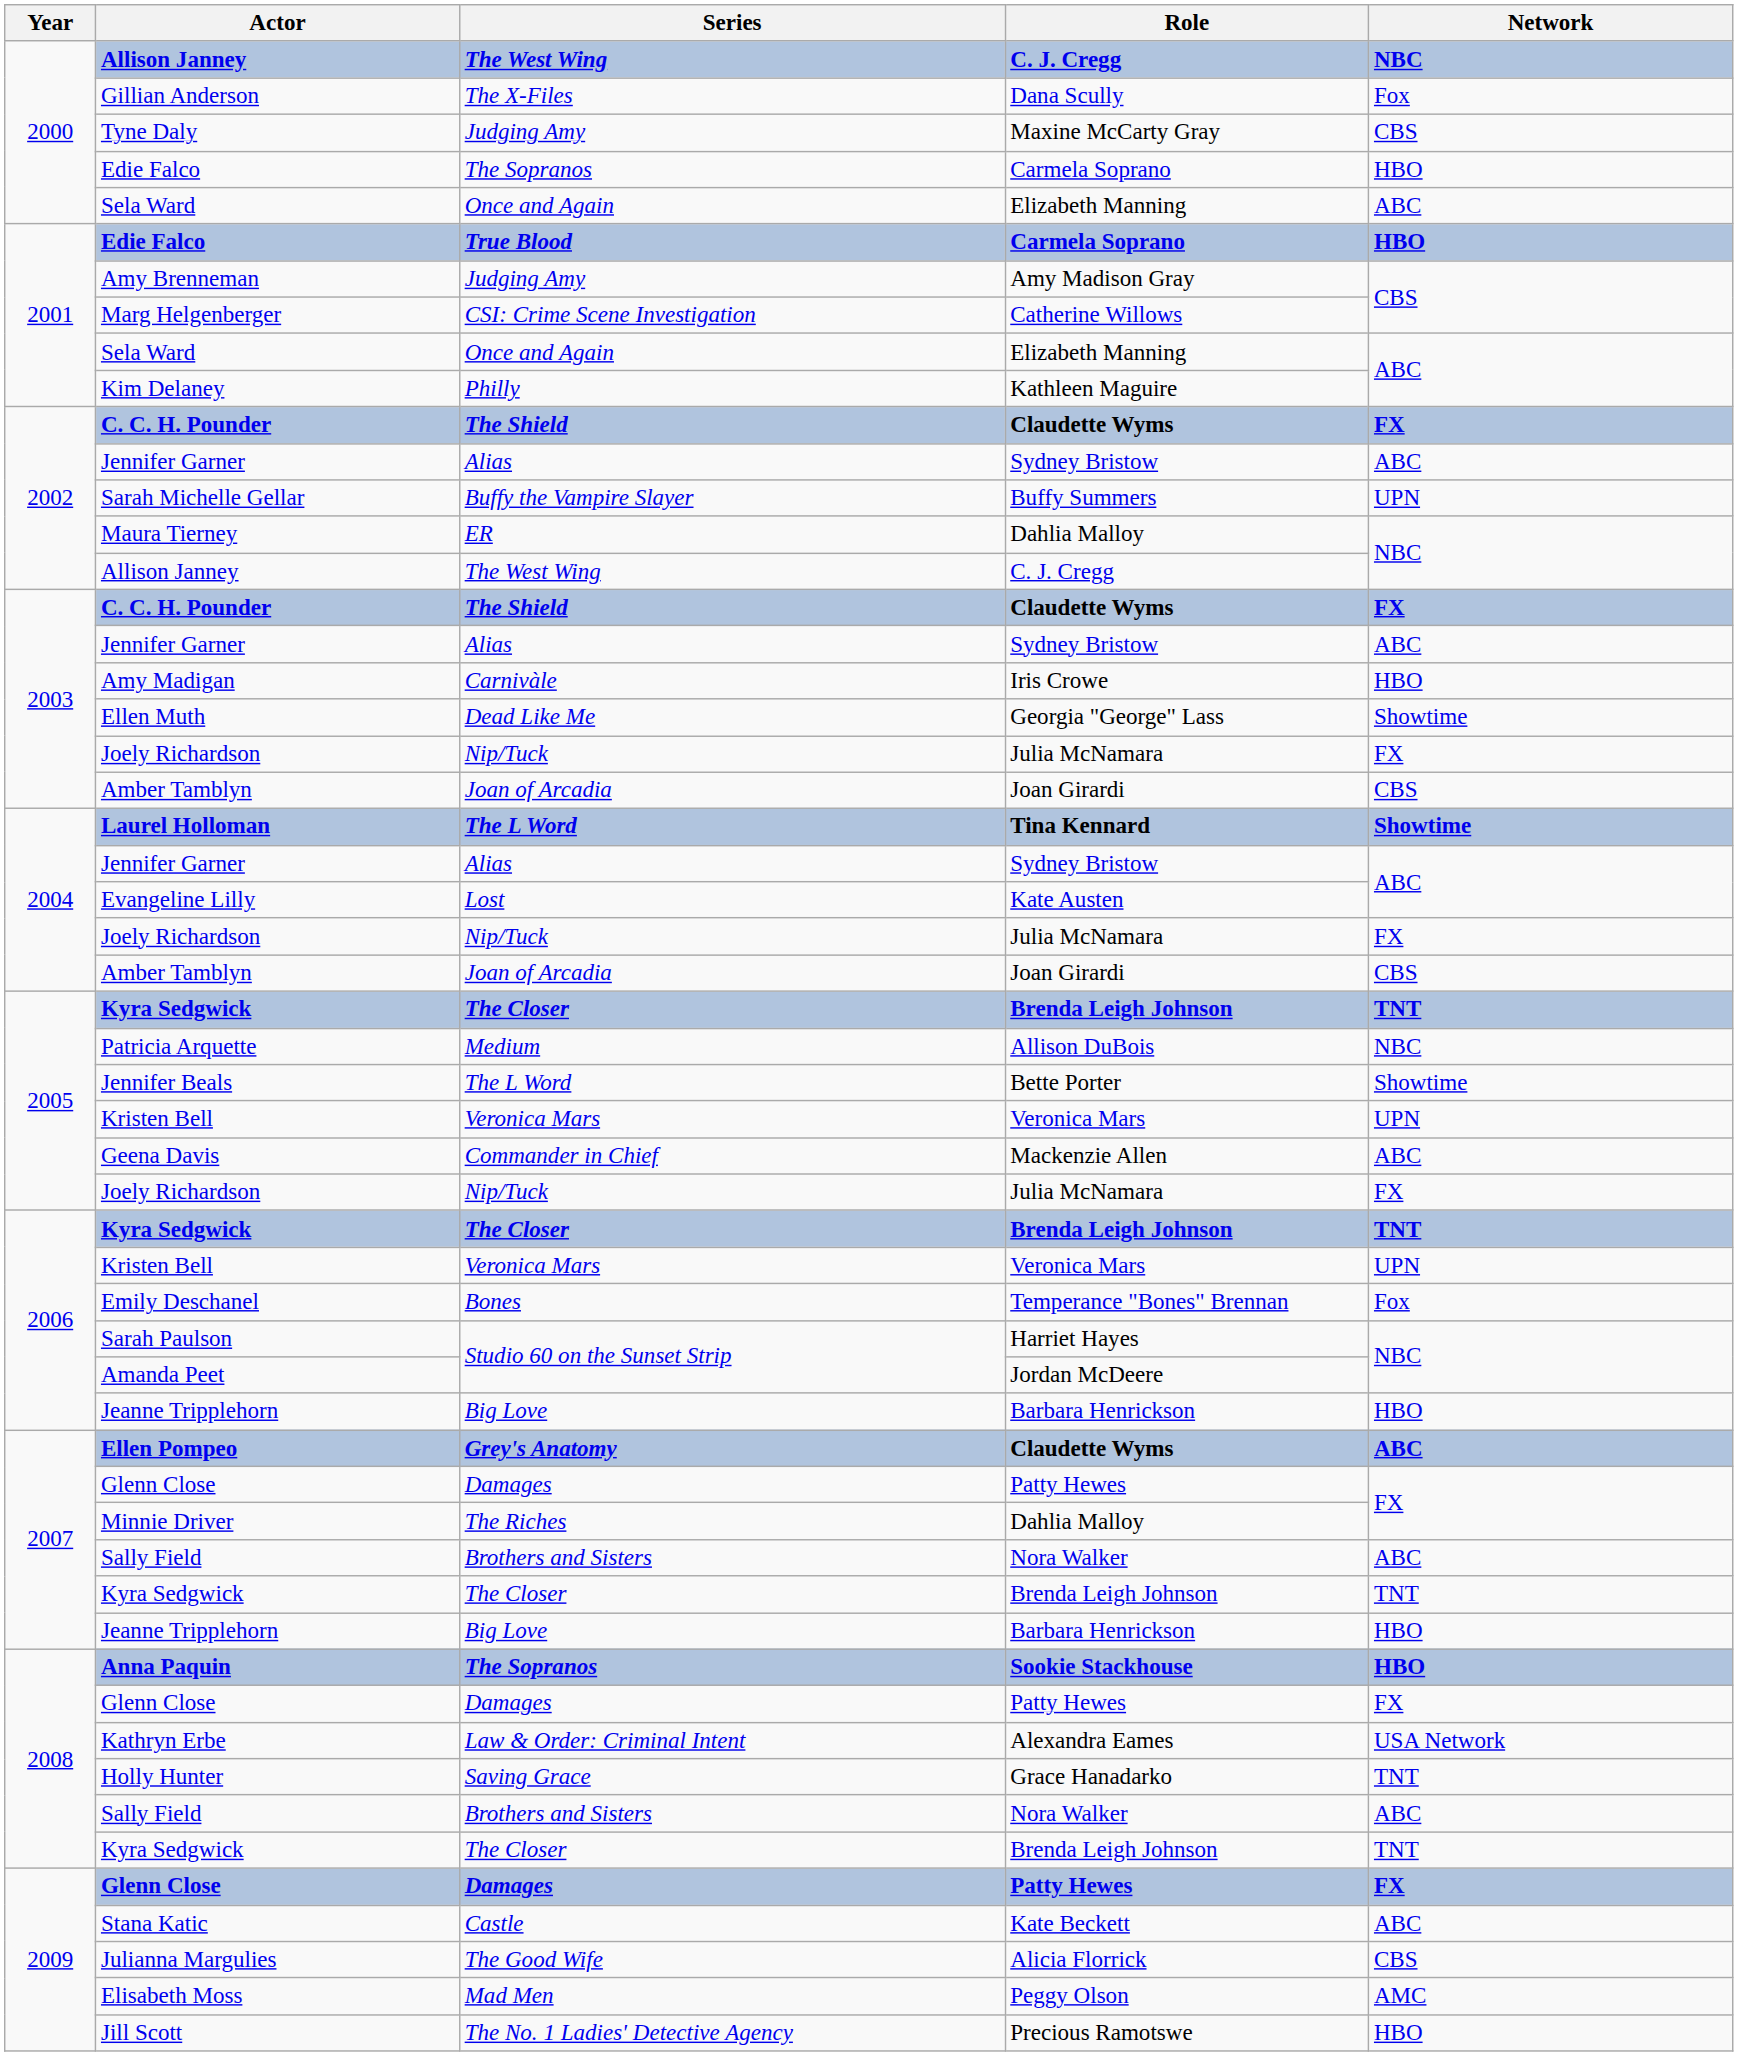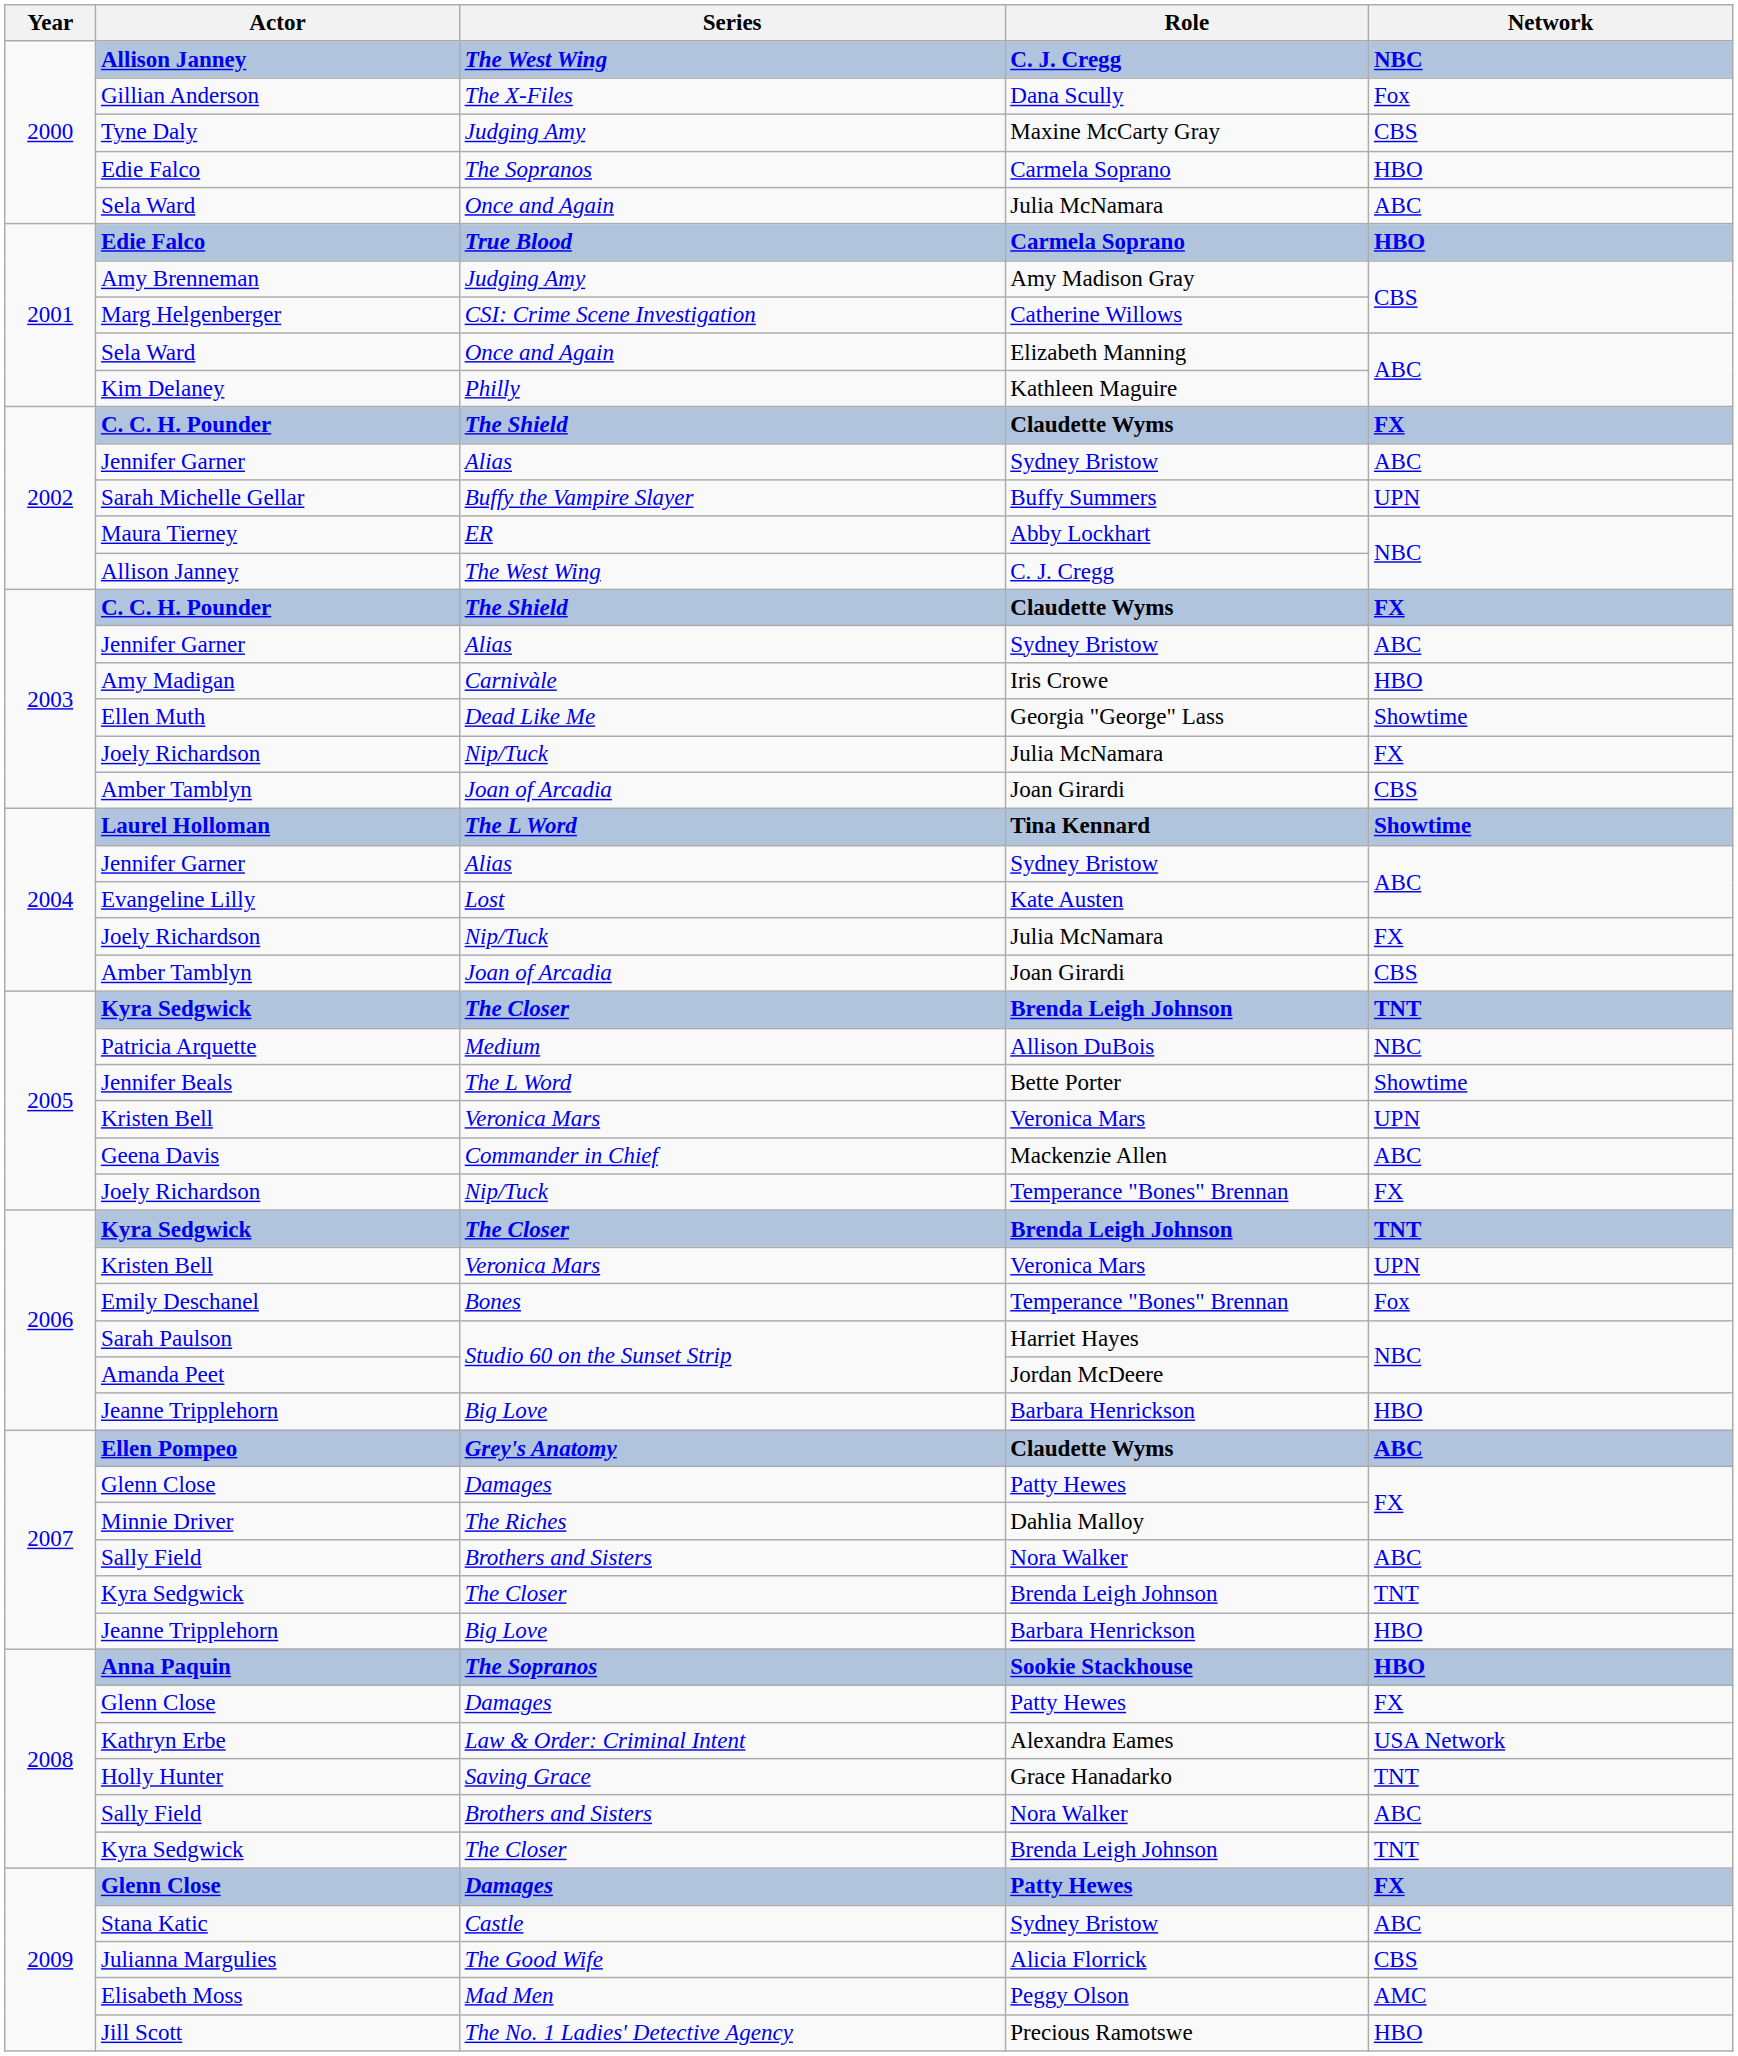(1098, 205) Elizabeth Manning -> (1087, 205) Julia McNamara
(1077, 534) Dahlia Malloy -> (1080, 534) Abby Lockhart
(1087, 1192) Julia McNamara -> (1149, 1192) Temperance "Bones" Brennan
(1070, 1922) Kate Beckett -> (1084, 1922) Sydney Bristow
